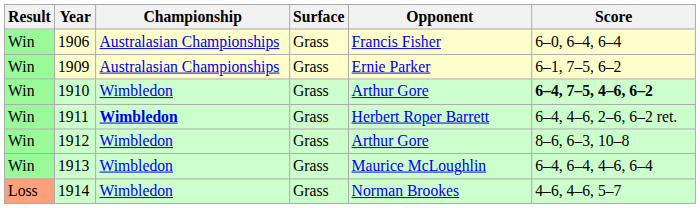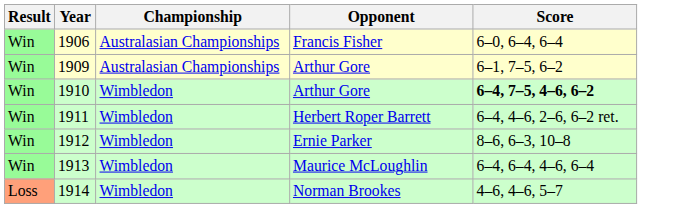- column: (319, 16)
(391, 66) Ernie Parker -> (332, 66) Arthur Gore
(139, 116) bold -> (136, 116) normal
(390, 141) Arthur Gore -> (332, 141) Ernie Parker
